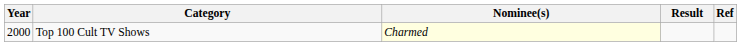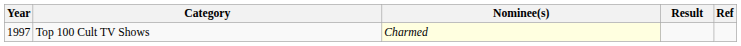(19, 32) 2000 -> (19, 32) 1997
